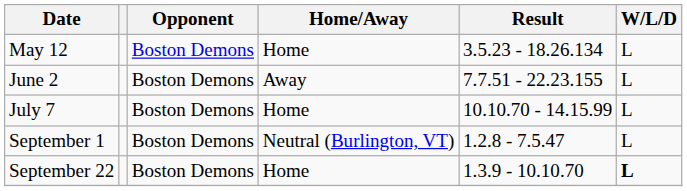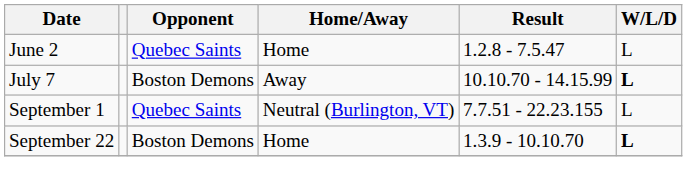- row: (38, 49)
(193, 79) Boston Demons -> (186, 49) Quebec Saints
(285, 79) Away -> (286, 49) Home
(533, 79) 7.7.51 - 22.23.155 -> (514, 49) 1.2.8 - 7.5.47
(286, 110) Home -> (285, 79) Away
(627, 110) normal -> (627, 79) bold
(193, 140) Boston Demons -> (186, 110) Quebec Saints
(514, 140) 1.2.8 - 7.5.47 -> (533, 110) 7.7.51 - 22.23.155
